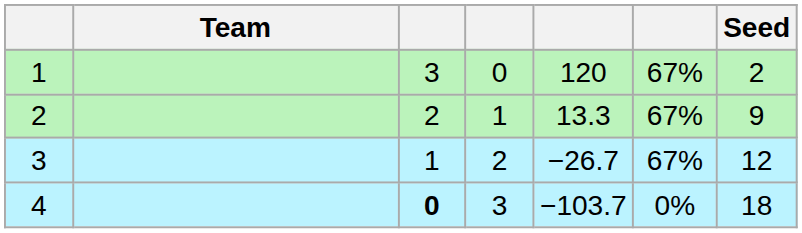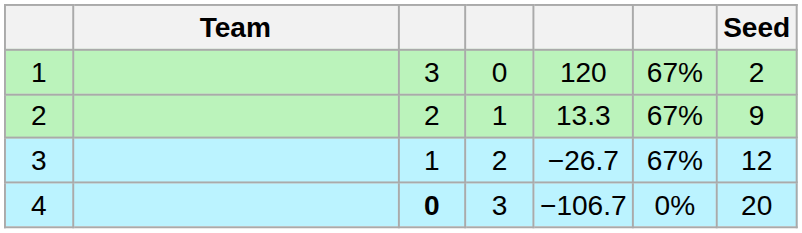(583, 205) −103.7 -> (583, 205) −106.7
(757, 205) 18 -> (757, 205) 20
